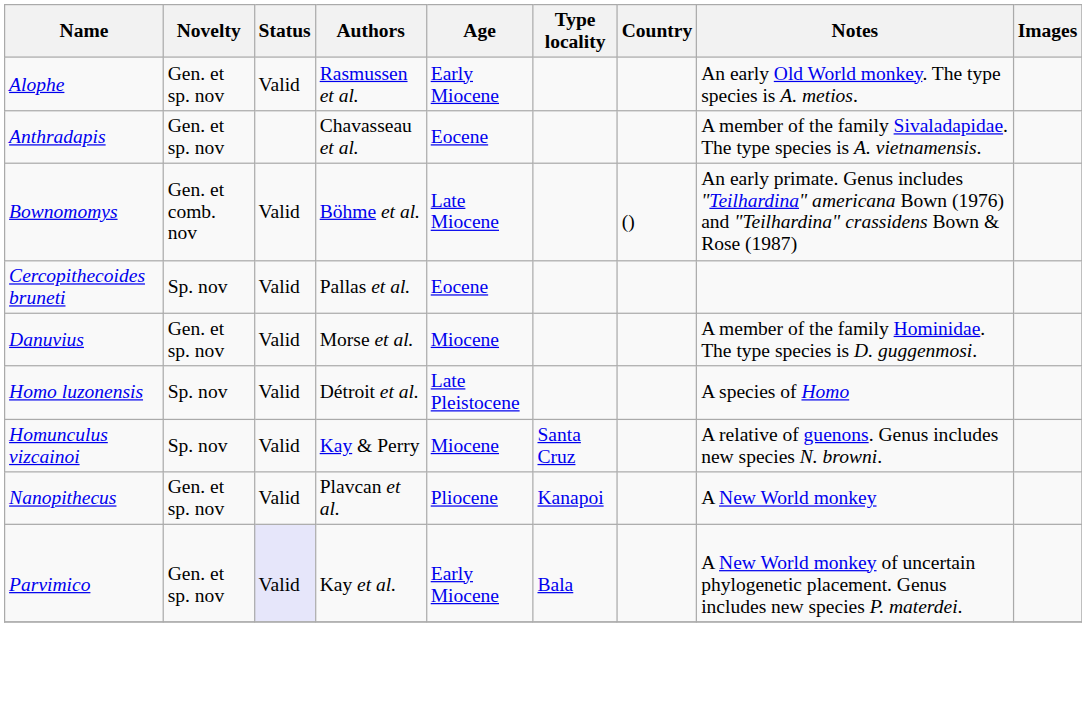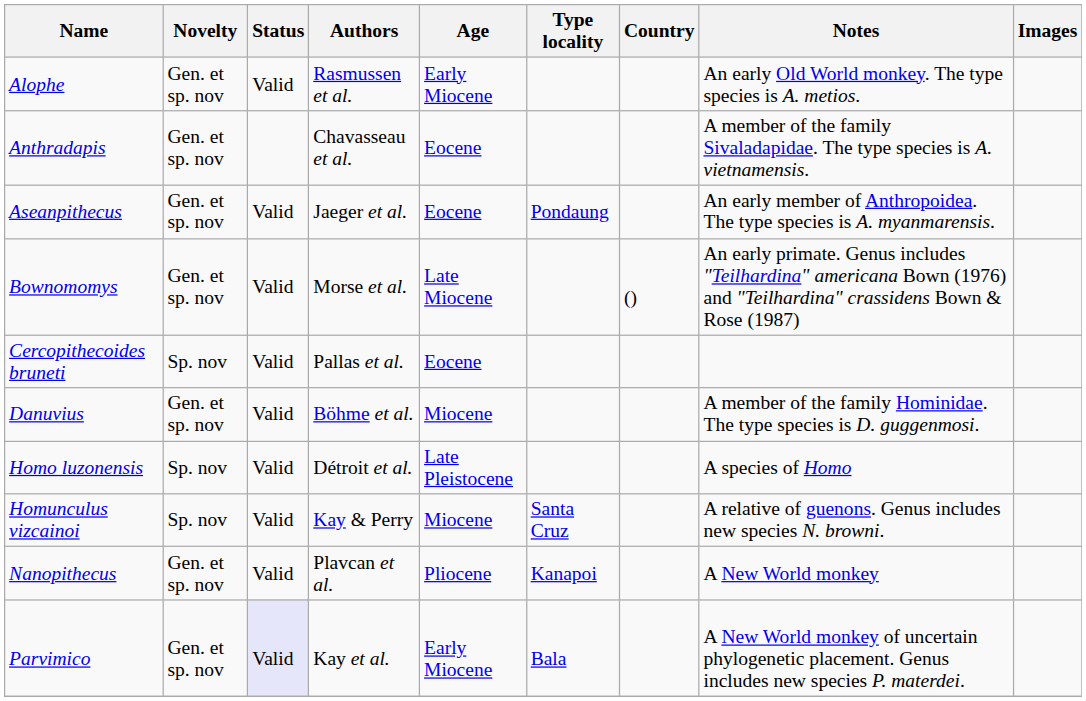+ row: (65, 211)
(196, 211) Gen. et comb. nov -> (196, 286) Gen. et sp. nov
(370, 211) Böhme et al. -> (360, 286) Morse et al.
(367, 339) Morse et al. -> (363, 414) Böhme et al.
